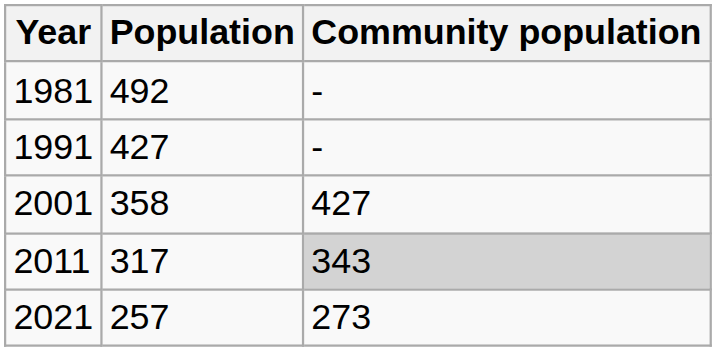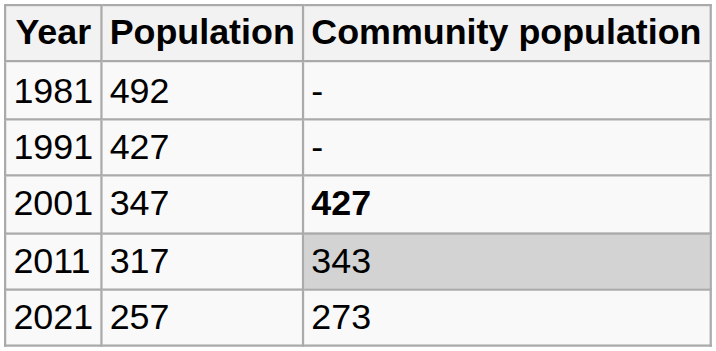(140, 203) 358 -> (140, 203) 347
(341, 203) normal -> (341, 203) bold
